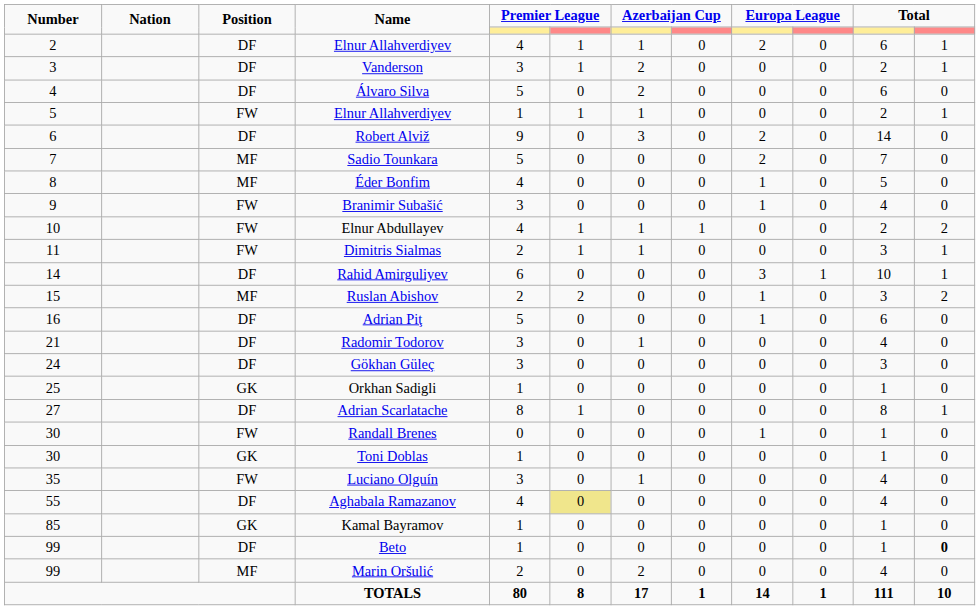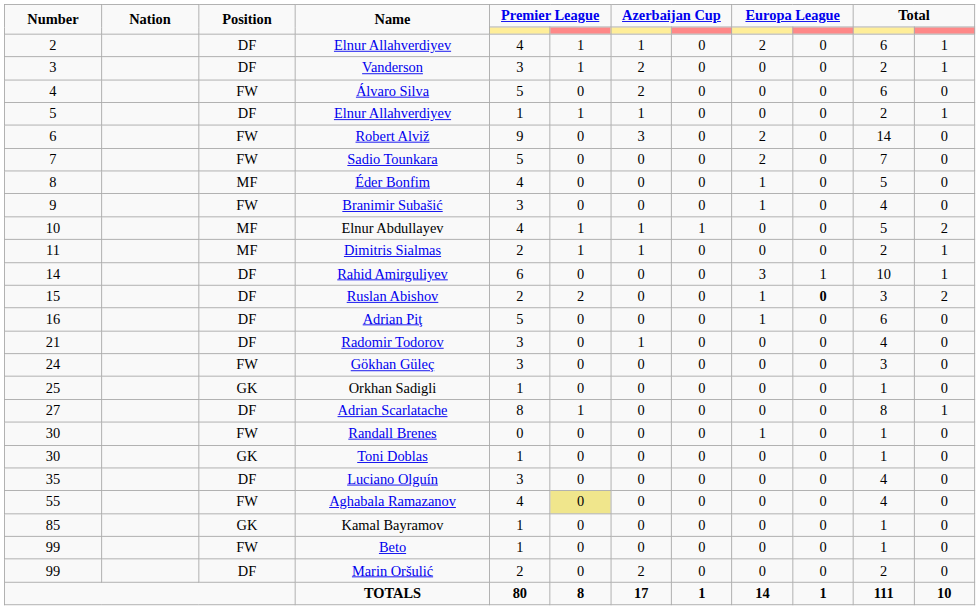(247, 91) DF -> (247, 91) FW
(247, 113) FW -> (247, 113) DF
(247, 136) DF -> (247, 136) FW
(247, 159) MF -> (247, 159) FW
(247, 228) FW -> (247, 228) MF
(884, 228) 2 -> (884, 228) 5
(247, 250) FW -> (247, 250) MF
(884, 250) 3 -> (884, 250) 2
(247, 296) MF -> (247, 296) DF
(823, 296) normal -> (823, 296) bold
(247, 365) DF -> (247, 365) FW
(247, 479) FW -> (247, 479) DF
(641, 479) 1 -> (641, 479) 0
(247, 502) DF -> (247, 502) FW
(247, 547) DF -> (247, 547) FW
(944, 547) bold -> (944, 547) normal
(247, 570) MF -> (247, 570) DF
(884, 570) 4 -> (884, 570) 2
